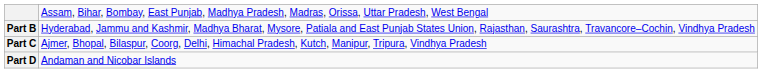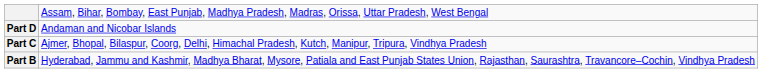rows swapped: (22, 29) <-> (22, 60)
